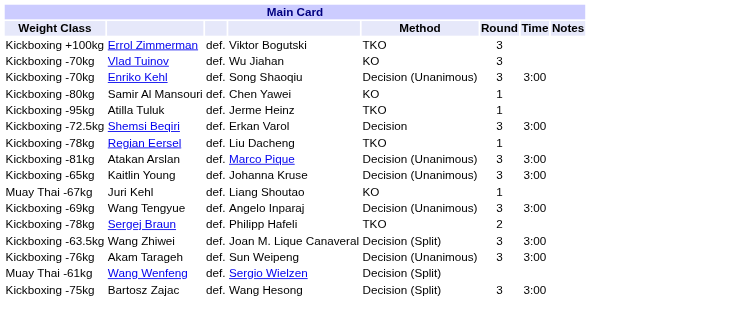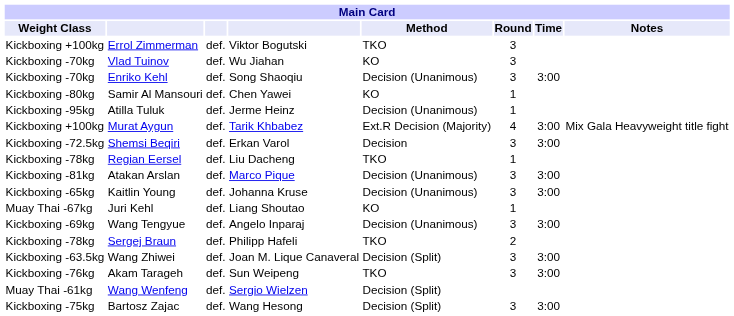(374, 110) TKO -> (420, 110) Decision (Unanimous)
+ row: (141, 126)
(420, 257) Decision (Unanimous) -> (374, 273) TKO
